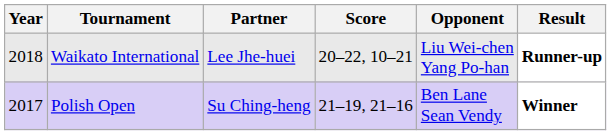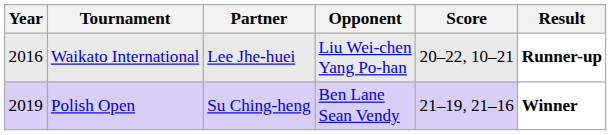columns swapped: (467, 19) <-> (366, 19)
(26, 57) 2018 -> (26, 57) 2016
(26, 105) 2017 -> (26, 105) 2019
